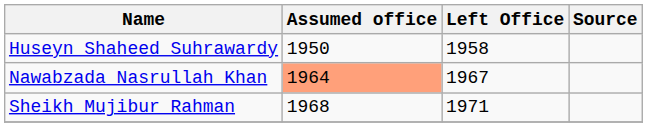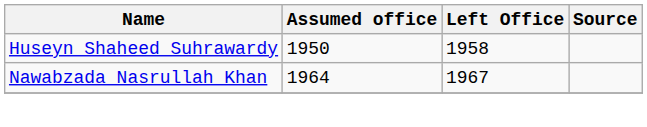(308, 78) lightsalmon background -> (308, 78) no background
- row: (122, 107)
